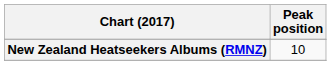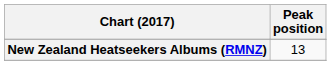(298, 49) 10 -> (298, 49) 13
